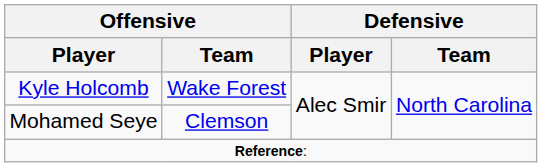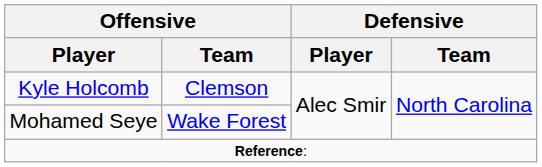(227, 88) Wake Forest -> (227, 88) Clemson
(227, 121) Clemson -> (227, 121) Wake Forest
